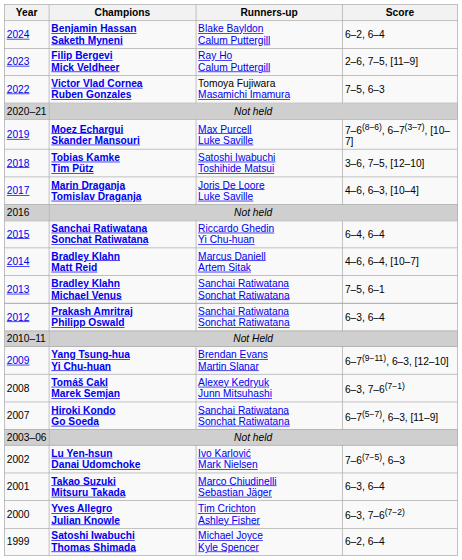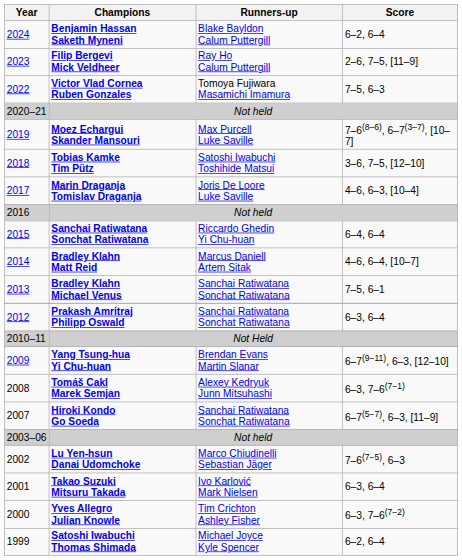(228, 460) Ivo Karlović Mark Nielsen -> (237, 460) Marco Chiudinelli Sebastian Jäger
(237, 487) Marco Chiudinelli Sebastian Jäger -> (228, 487) Ivo Karlović Mark Nielsen
